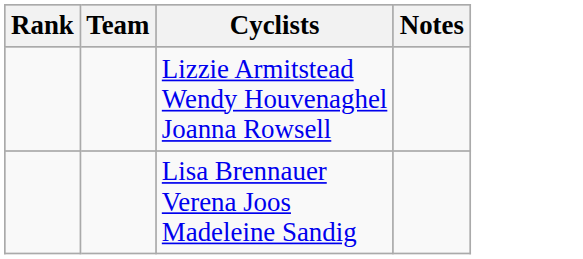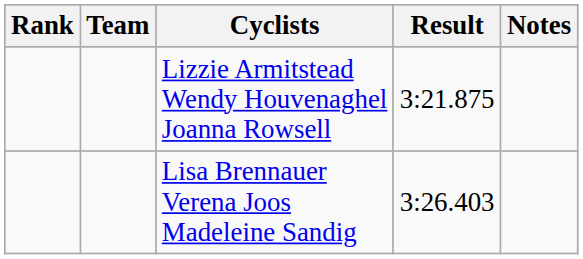+ column: (447, 25)
